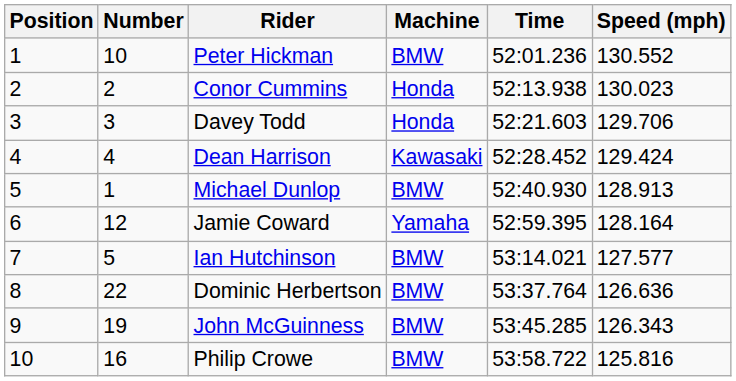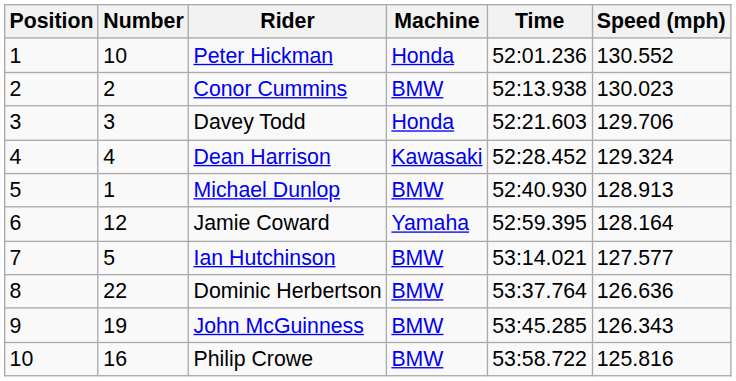(417, 55) BMW -> (423, 55) Honda
(423, 88) Honda -> (417, 88) BMW
(635, 156) 129.424 -> (635, 156) 129.324
